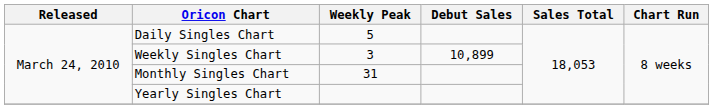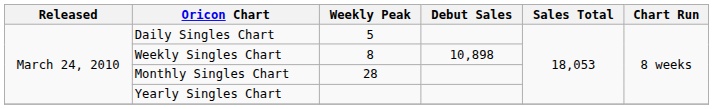(370, 54) 3 -> (370, 54) 8
(472, 54) 10,899 -> (472, 54) 10,898
(370, 74) 31 -> (370, 74) 28
